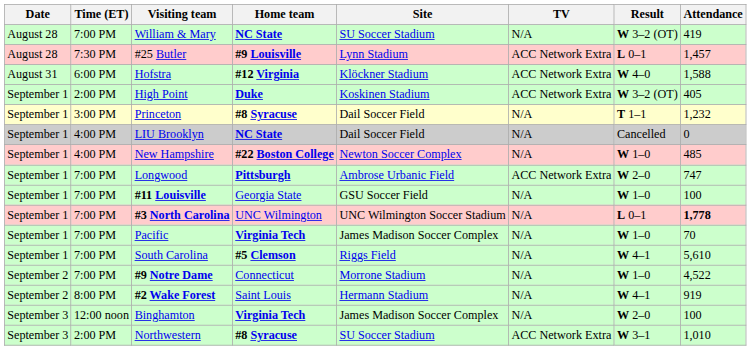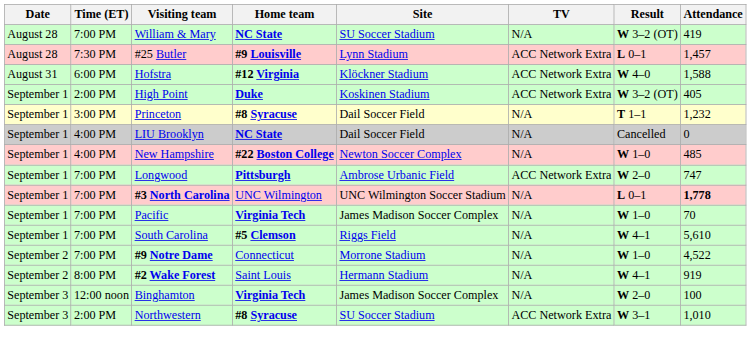- row: (170, 195)
